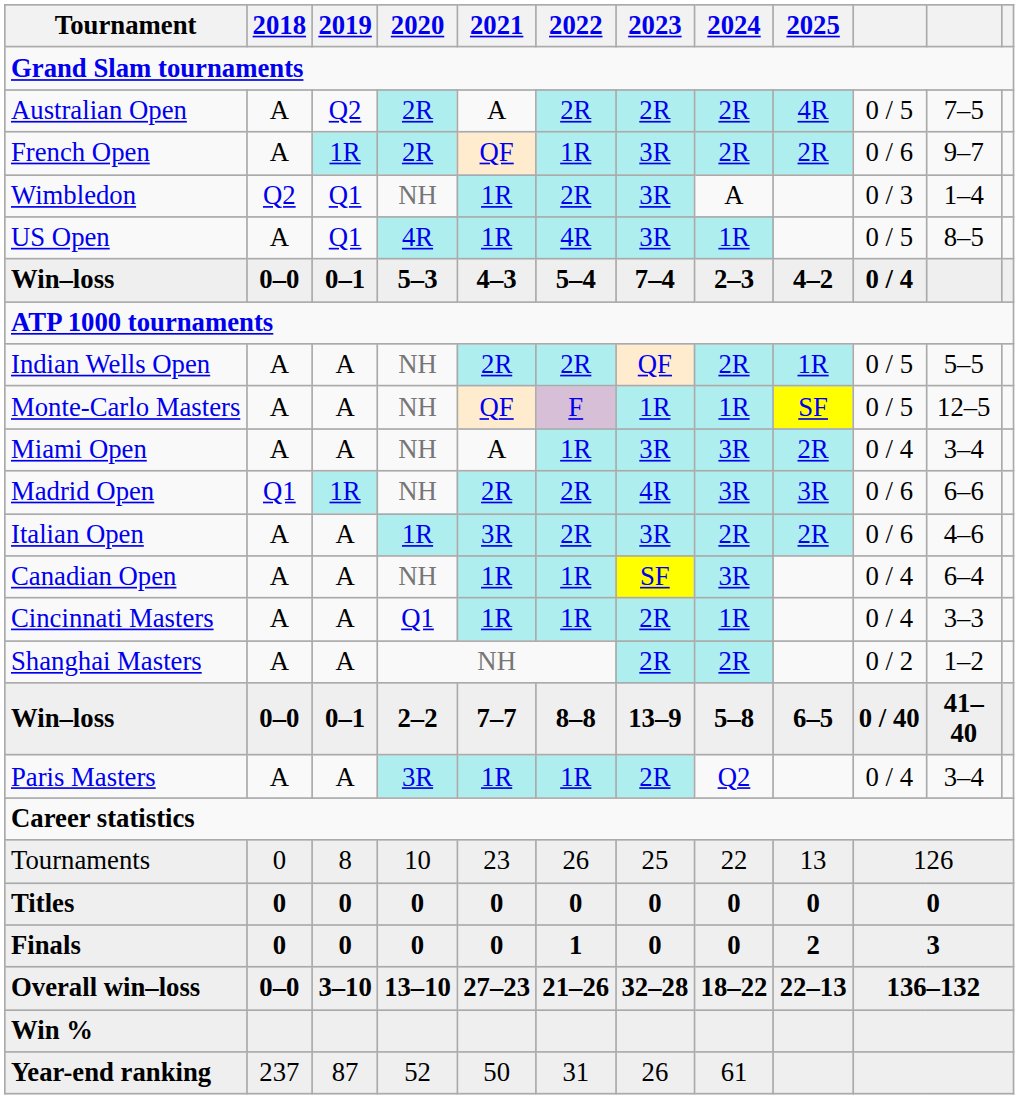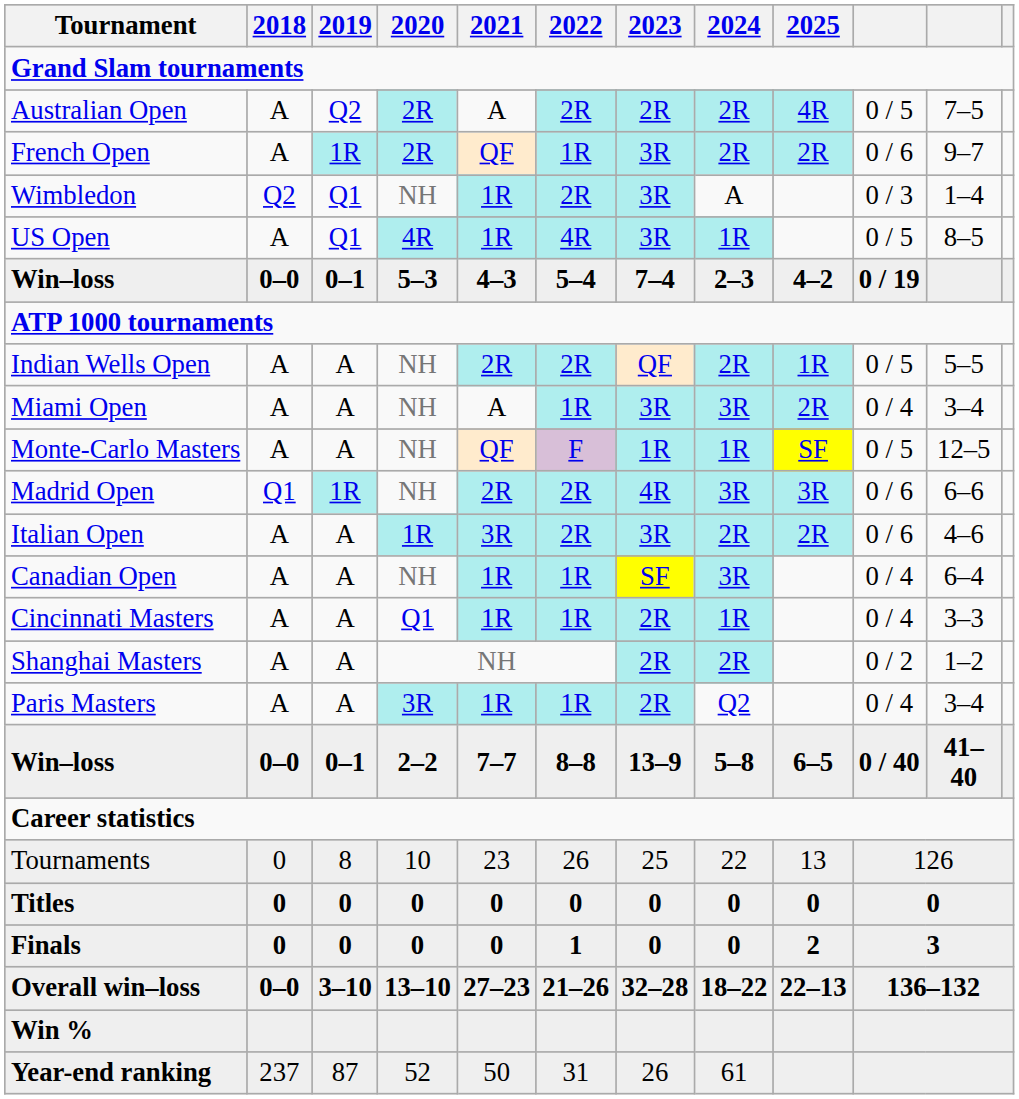(889, 279) 0 / 4 -> (889, 279) 0 / 19
rows swapped: (79, 449) <-> (126, 407)
rows swapped: (83, 776) <-> (63, 718)
